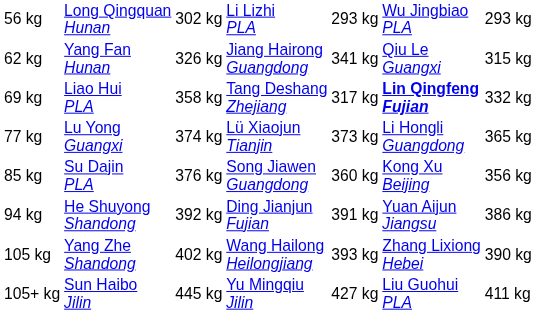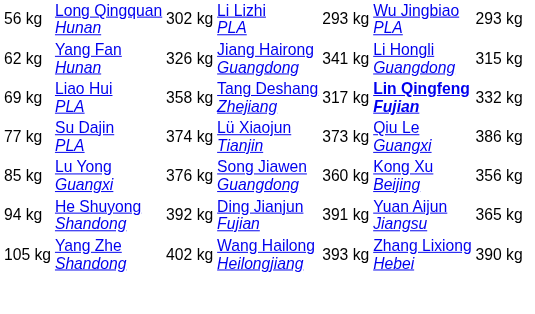(412, 58) Qiu Le Guangxi -> (414, 58) Li Hongli Guangdong
(93, 137) Lu Yong Guangxi -> (85, 137) Su Dajin PLA
(423, 137) Li Hongli Guangdong -> (402, 137) Qiu Le Guangxi
(508, 137) 365 kg -> (499, 137) 386 kg
(94, 176) Su Dajin PLA -> (84, 176) Lu Yong Guangxi
(508, 215) 386 kg -> (499, 215) 365 kg
- row: (32, 293)
